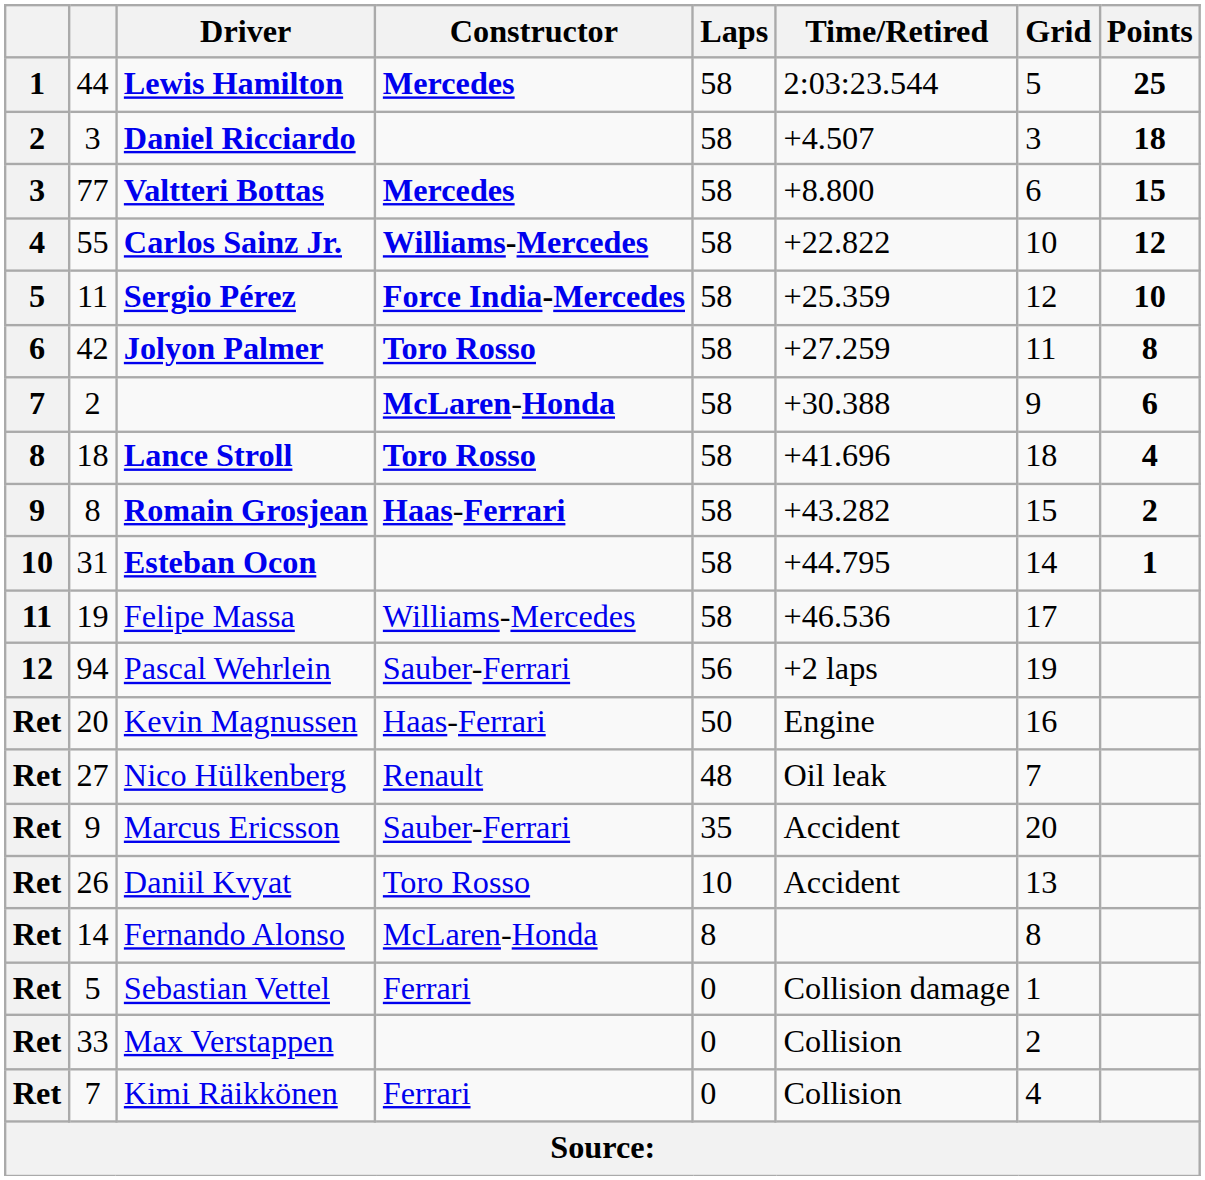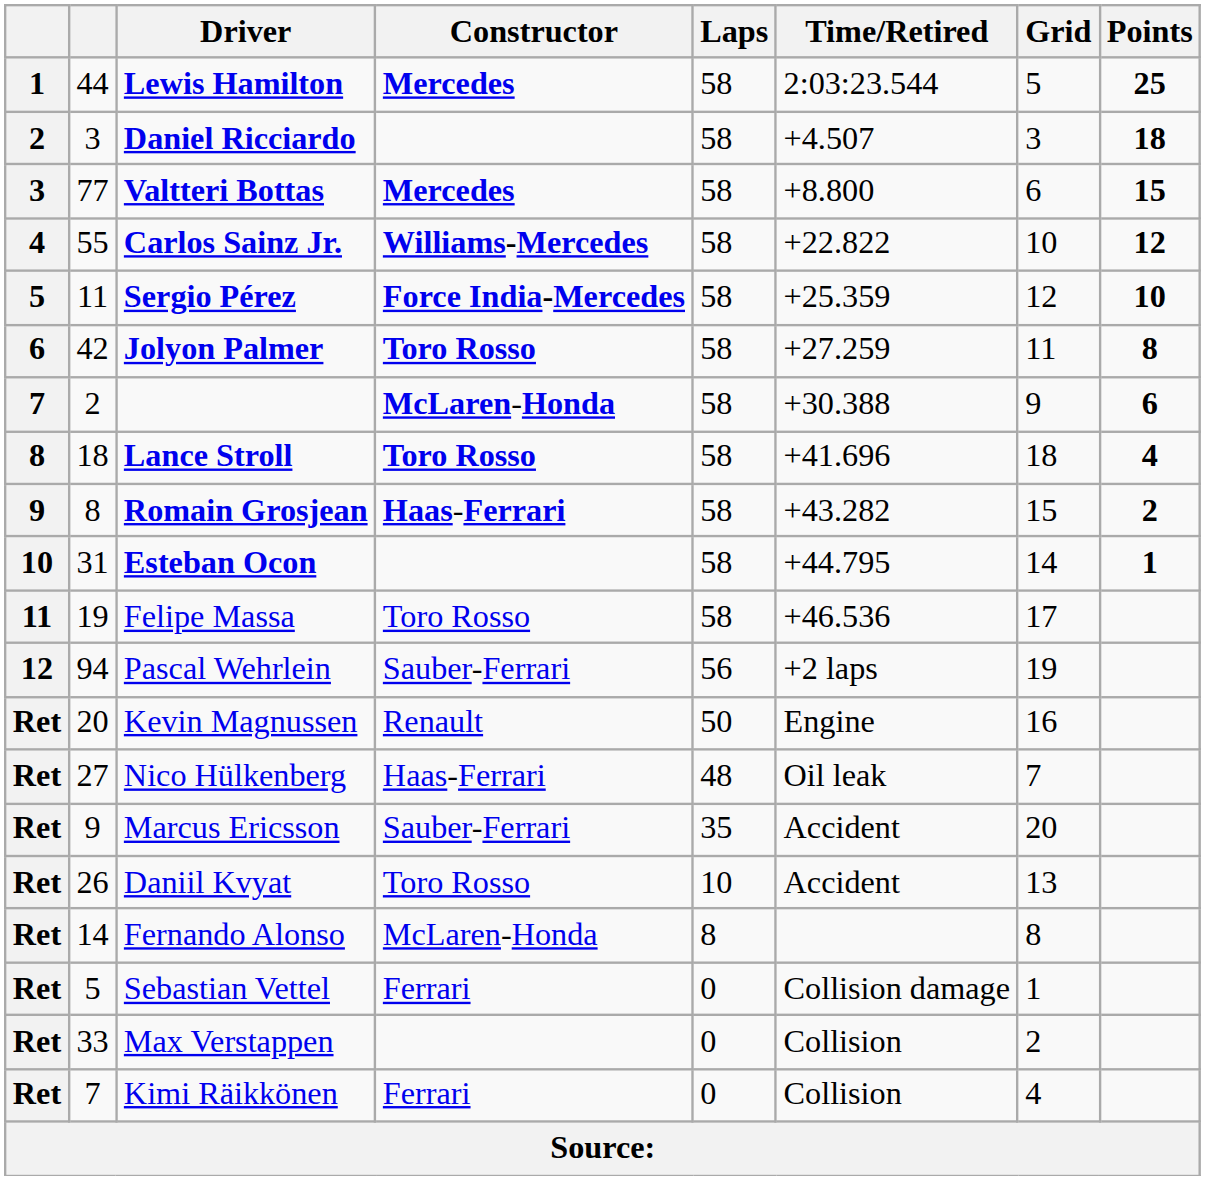(509, 615) Williams-Mercedes -> (456, 615) Toro Rosso
(464, 721) Haas-Ferrari -> (433, 721) Renault
(433, 775) Renault -> (464, 775) Haas-Ferrari
